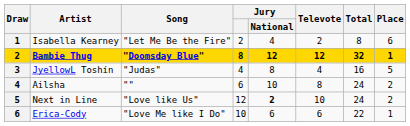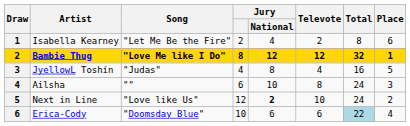(164, 56) "Doomsday Blue" -> (174, 56) "Love Me like I Do"
(390, 85) 2 -> (390, 85) 3
(174, 114) "Love Me like I Do" -> (164, 114) "Doomsday Blue"
(359, 114) no background -> (359, 114) lightblue background
(390, 114) 1 -> (390, 114) 4
